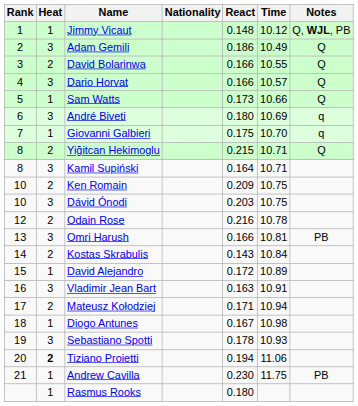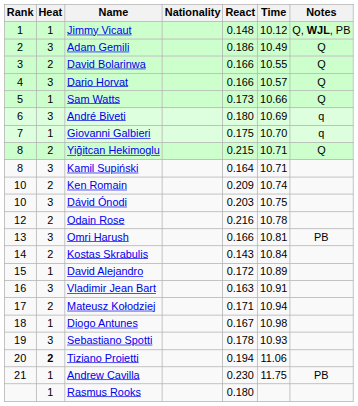(274, 185) 10.75 -> (274, 185) 10.74
